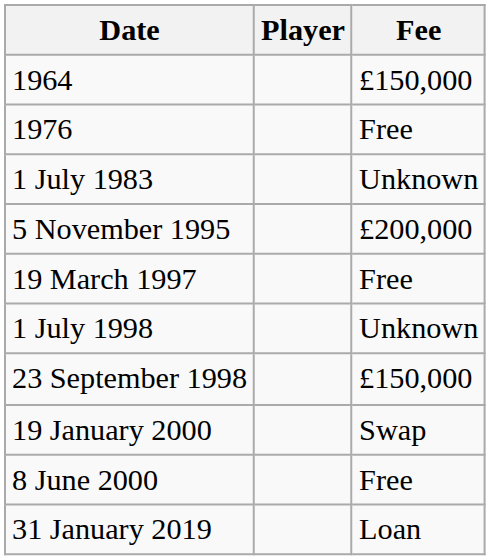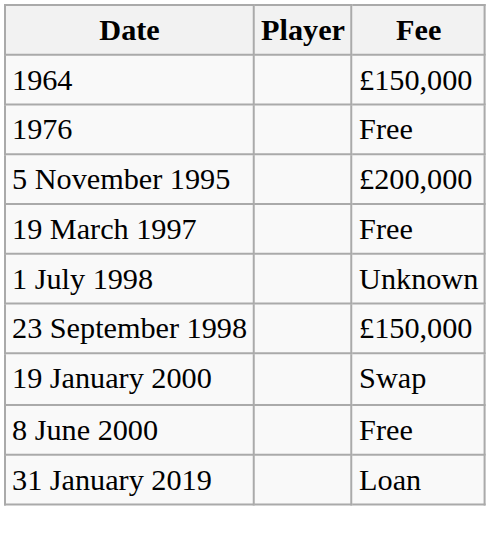- row: (83, 179)
